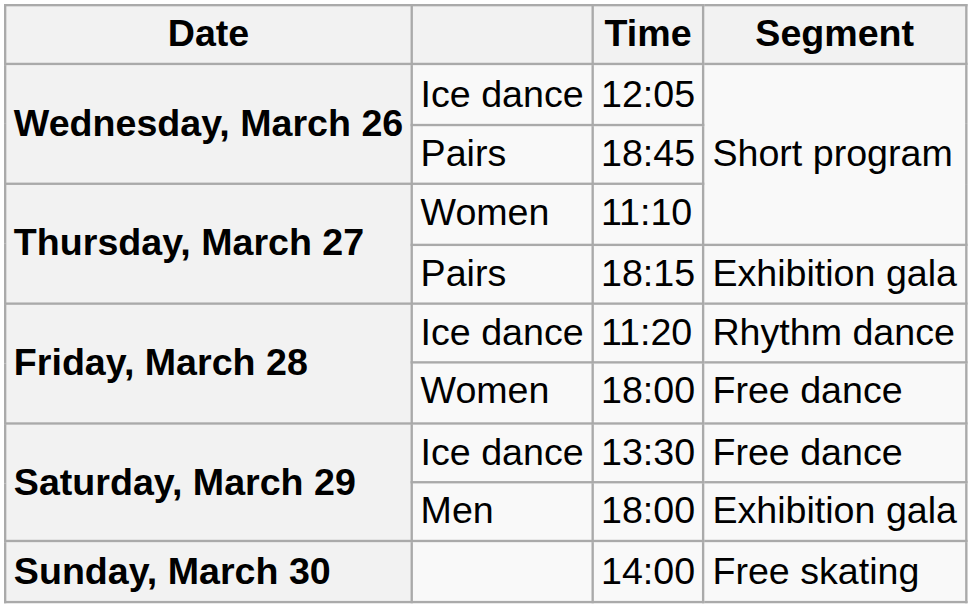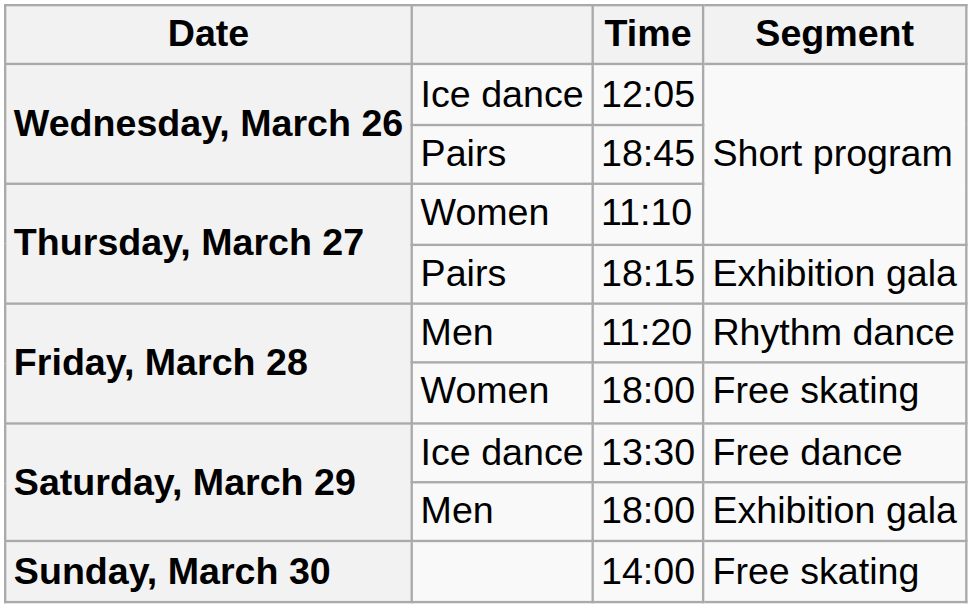(502, 332) Ice dance -> (457, 332) Men
(808, 392) Free dance -> (816, 392) Free skating
